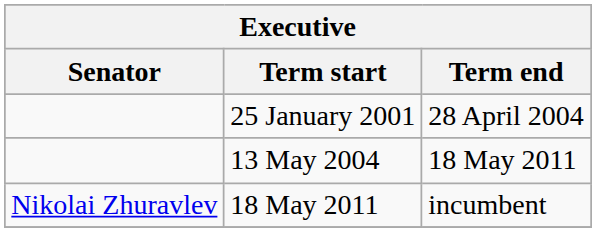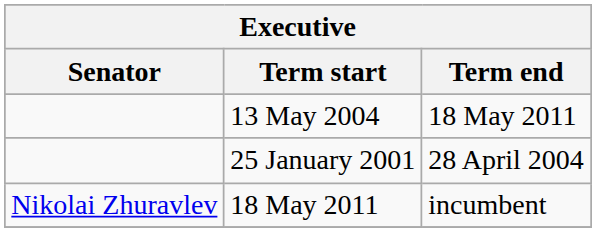rows swapped: (323, 115) <-> (305, 159)
